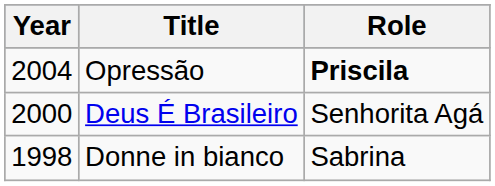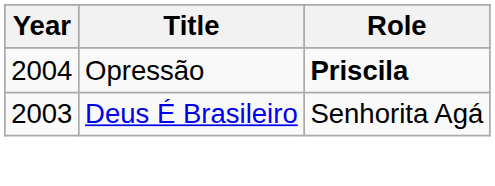(42, 113) 2000 -> (42, 113) 2003
- row: (185, 157)
